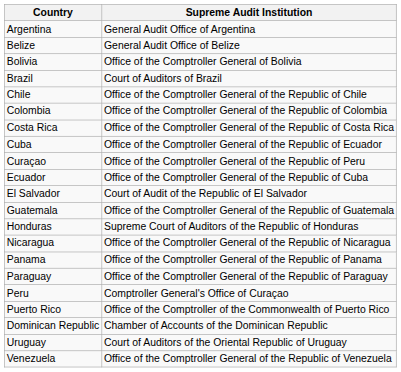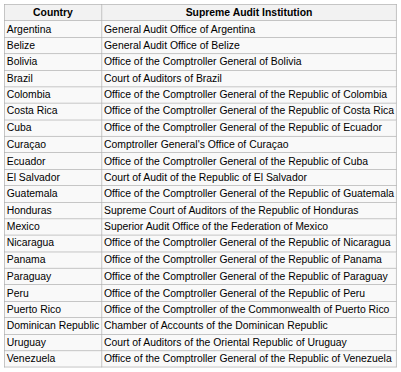- row: (19, 95)
(235, 161) Office of the Comptroller General of the Republic of Peru -> (196, 144) Comptroller General's Office of Curaçao
+ row: (23, 227)
(196, 293) Comptroller General's Office of Curaçao -> (235, 293) Office of the Comptroller General of the Republic of Peru
